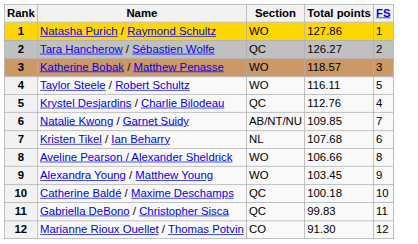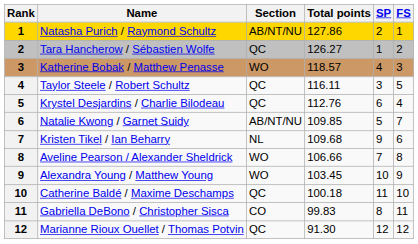+ column: (384, 13)
(259, 31) WO -> (275, 31) AB/NT/NU
(259, 85) WO -> (257, 85) QC
(325, 139) 107.68 -> (325, 139) 109.68
(257, 211) QC -> (257, 211) CO
(257, 229) CO -> (257, 229) QC
